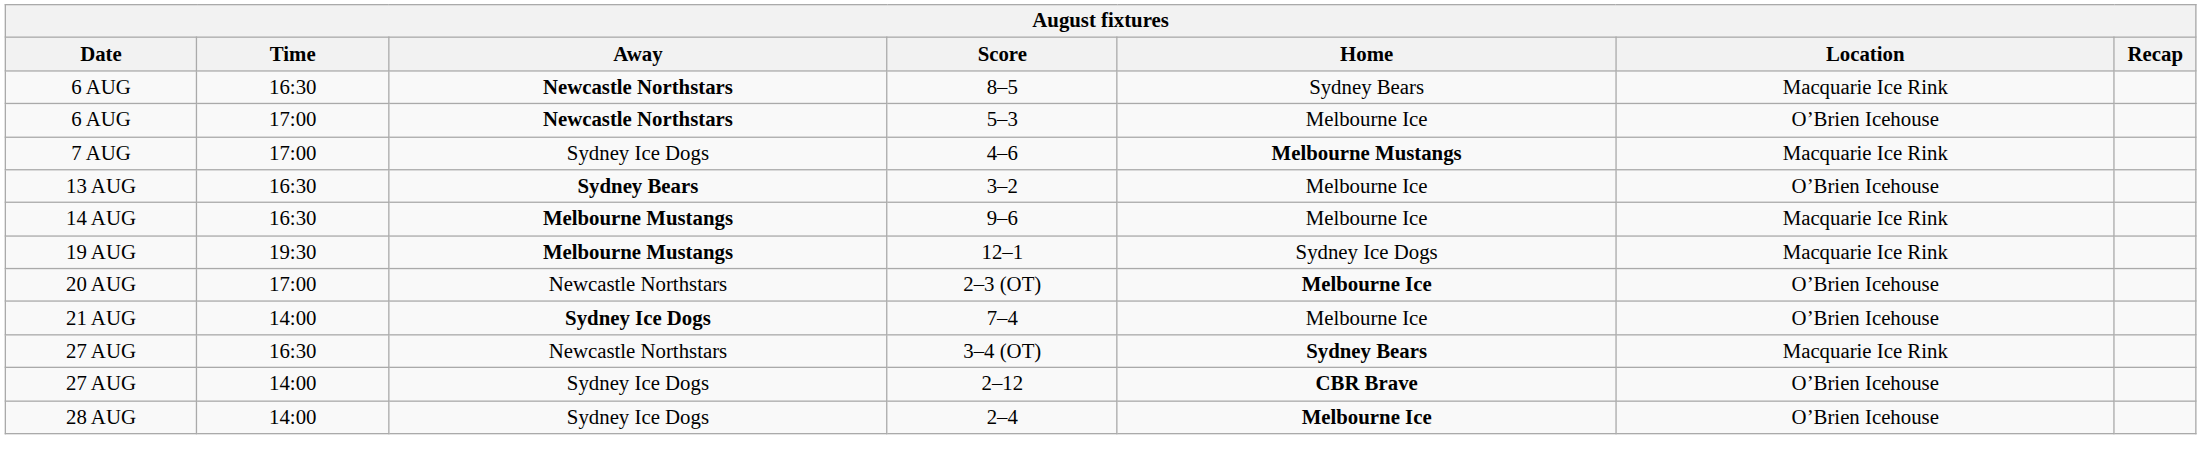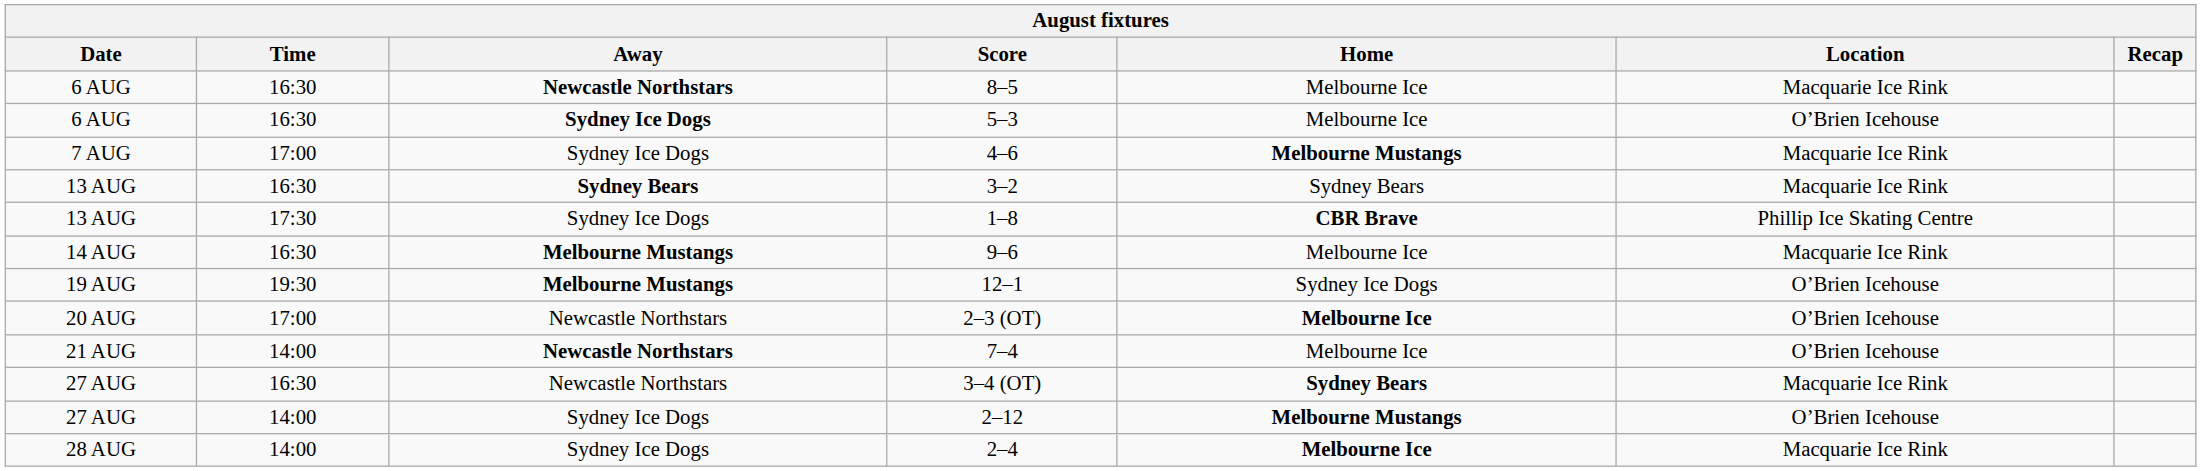(1367, 86) Sydney Bears -> (1367, 86) Melbourne Ice
(293, 119) 17:00 -> (293, 119) 16:30
(638, 119) Newcastle Northstars -> (638, 119) Sydney Ice Dogs
(1367, 185) Melbourne Ice -> (1367, 185) Sydney Bears
(1865, 185) O’Brien Icehouse -> (1865, 185) Macquarie Ice Rink
+ row: (1002, 218)
(1865, 251) Macquarie Ice Rink -> (1865, 284) O’Brien Icehouse
(638, 317) Sydney Ice Dogs -> (638, 350) Newcastle Northstars
(1367, 383) CBR Brave -> (1367, 416) Melbourne Mustangs
(1865, 416) O’Brien Icehouse -> (1865, 449) Macquarie Ice Rink
